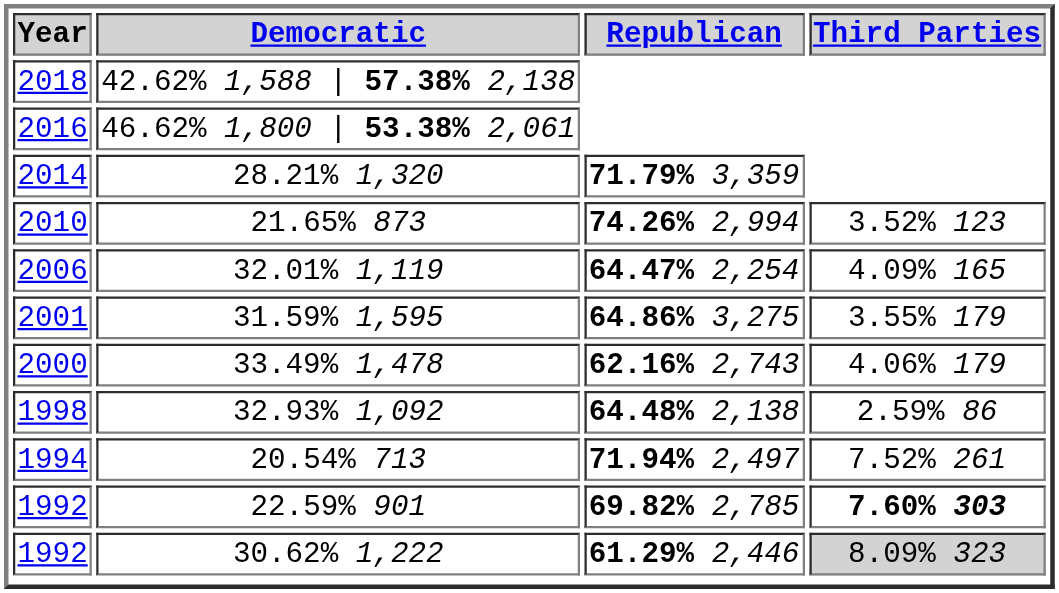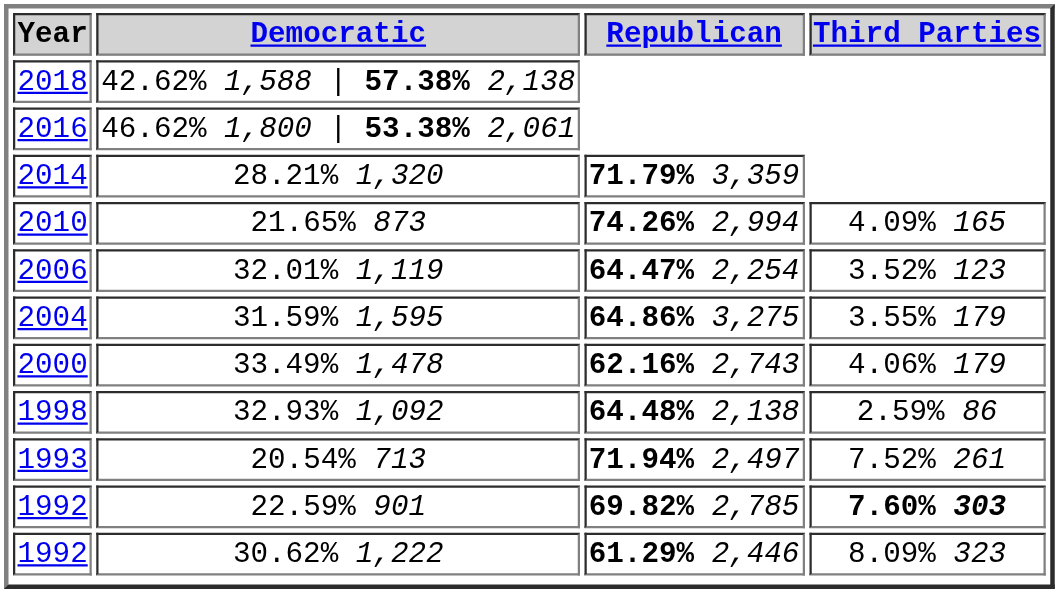(927, 223) 3.52% 123 -> (927, 223) 4.09% 165
(927, 271) 4.09% 165 -> (927, 271) 3.52% 123
(53, 318) 2001 -> (53, 318) 2004
(53, 460) 1994 -> (53, 460) 1993
(927, 554) lightgrey background -> (927, 554) no background
